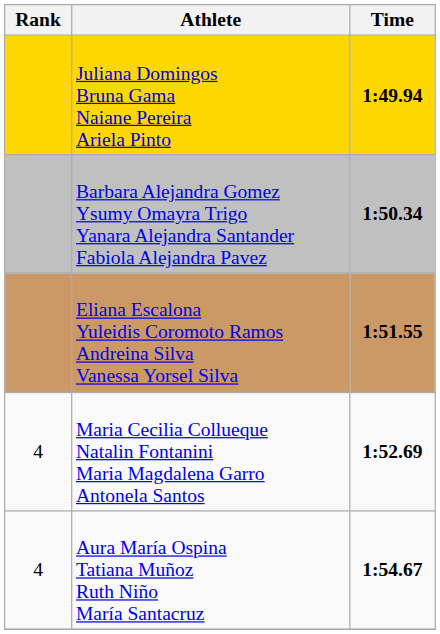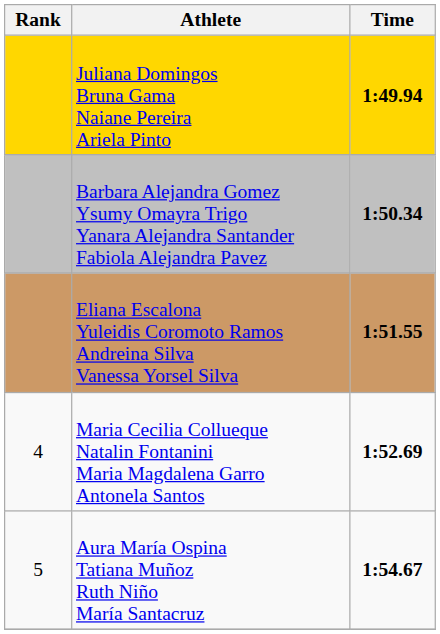(38, 570) 4 -> (38, 570) 5
